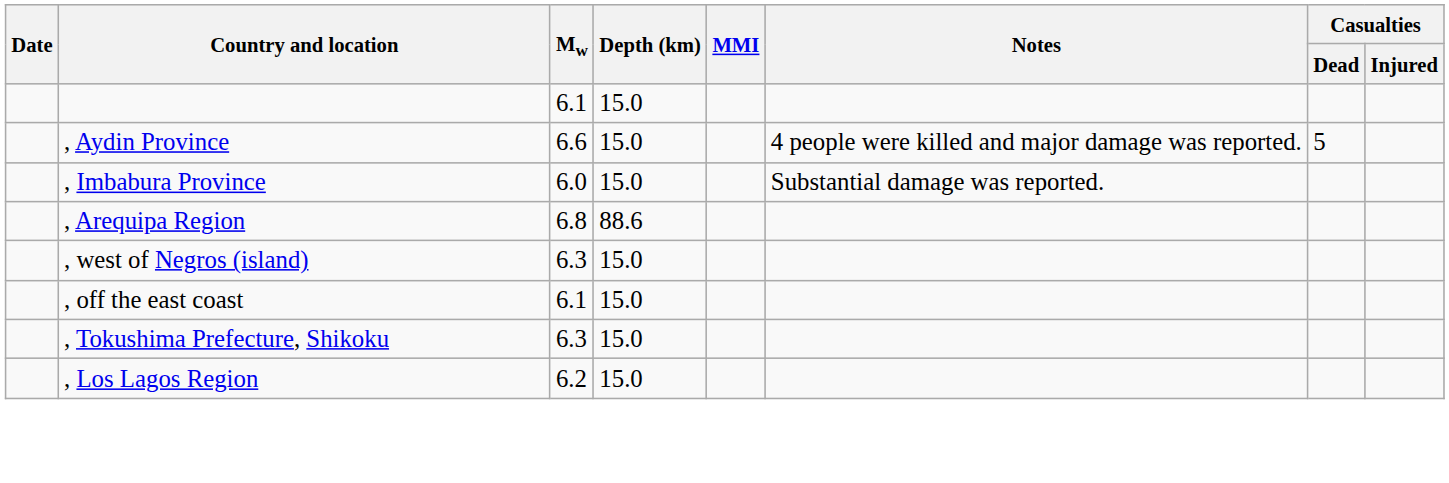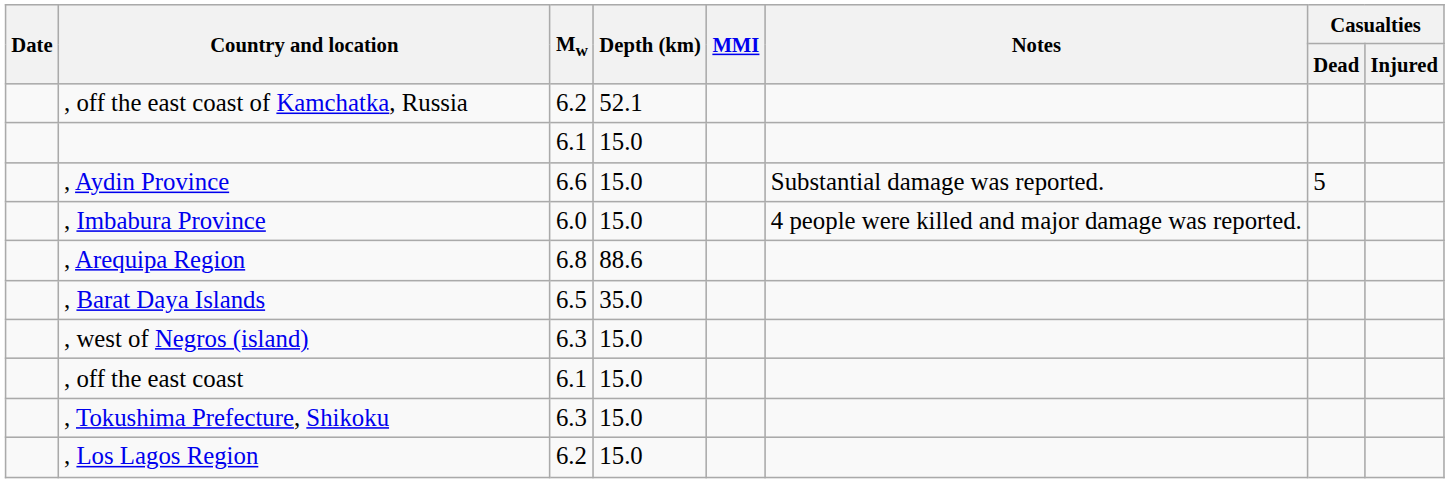+ row: (266, 102)
(1036, 142) 4 people were killed and major damage was reported. -> (938, 181) Substantial damage was reported.
(938, 181) Substantial damage was reported. -> (1036, 220) 4 people were killed and major damage was reported.
+ row: (165, 299)
